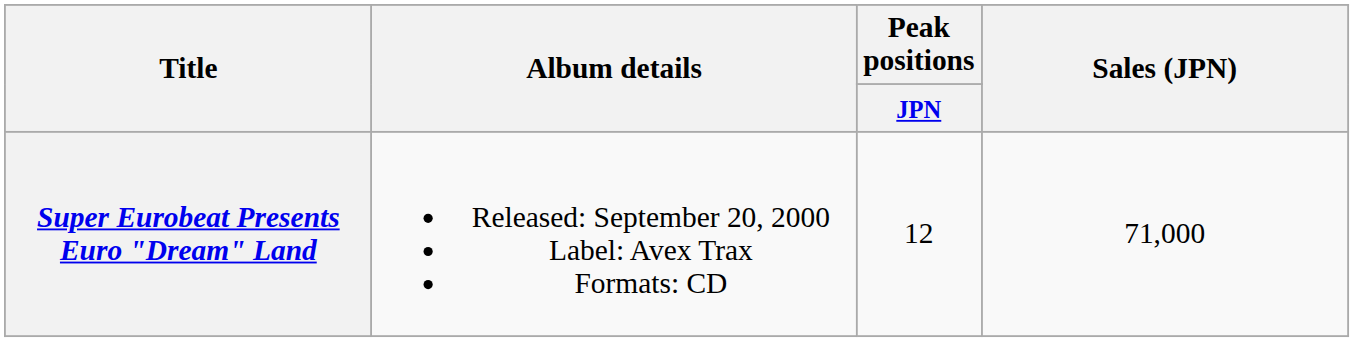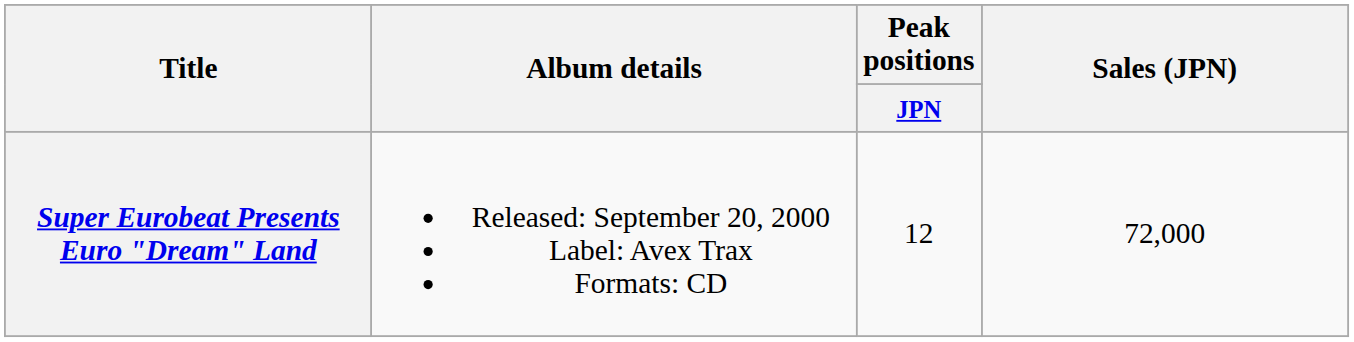(1165, 233) 71,000 -> (1165, 233) 72,000
